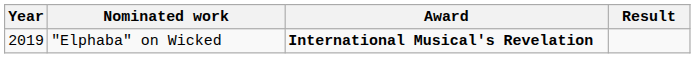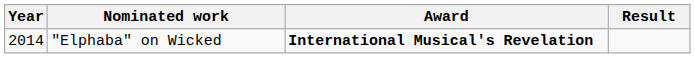(26, 41) 2019 -> (26, 41) 2014
